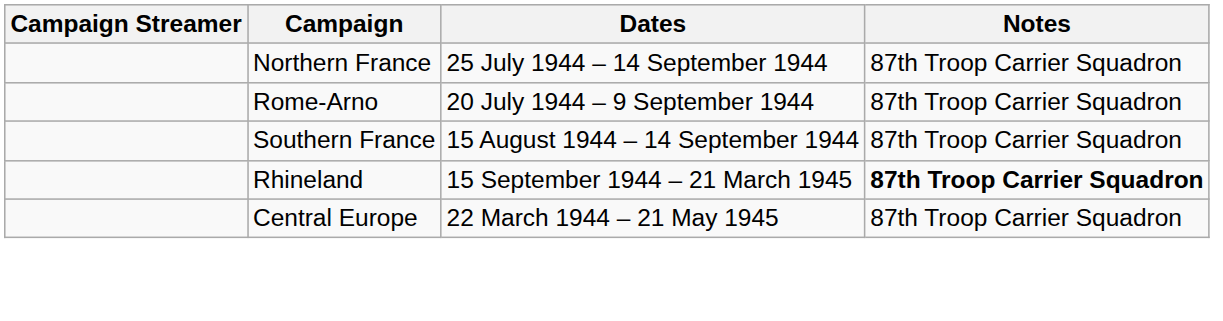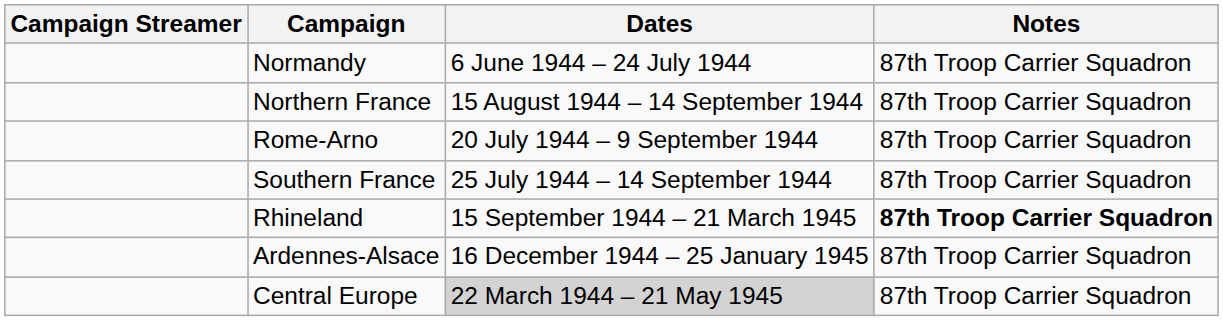+ row: (309, 62)
(637, 62) 25 July 1944 – 14 September 1944 -> (657, 101) 15 August 1944 – 14 September 1944
(653, 140) 15 August 1944 – 14 September 1944 -> (641, 179) 25 July 1944 – 14 September 1944
+ row: (346, 256)
(613, 218) no background -> (617, 295) lightgrey background
